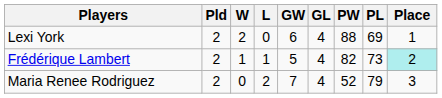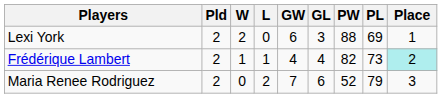(321, 37) 4 -> (321, 37) 3
(293, 59) 5 -> (293, 59) 4
(321, 81) 4 -> (321, 81) 6
